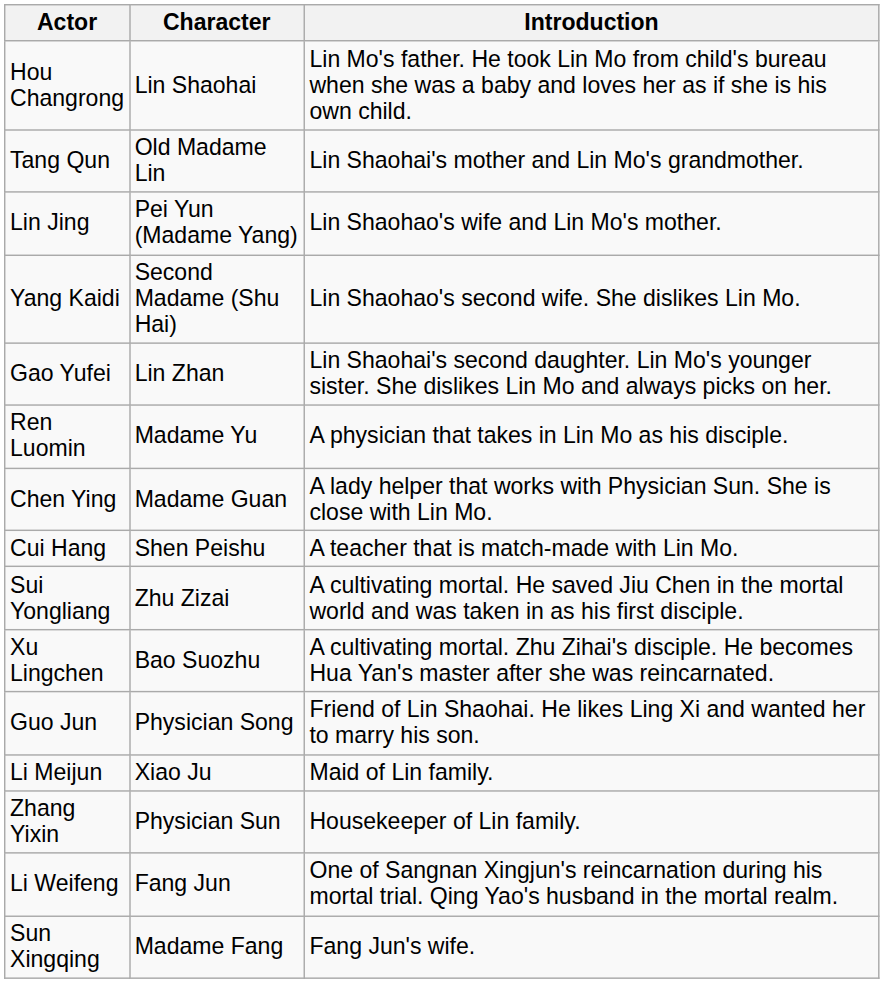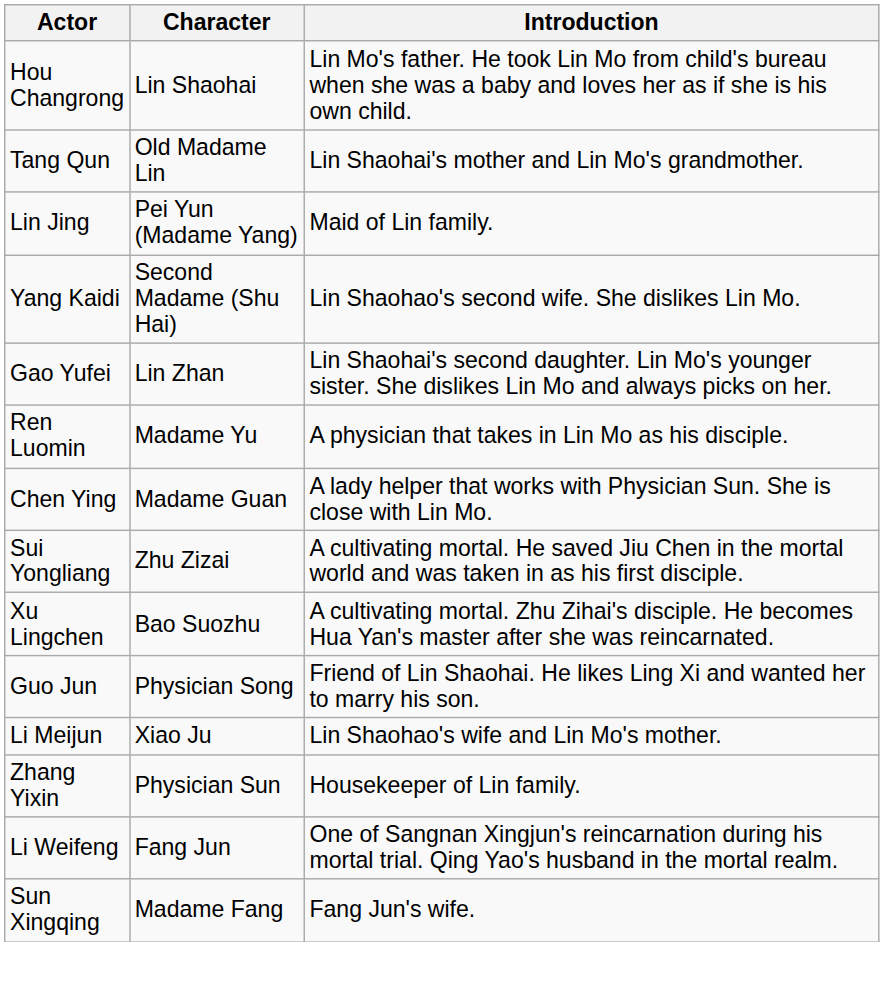(516, 223) Lin Shaohao's wife and Lin Mo's mother. -> (401, 223) Maid of Lin family.
- row: (58, 548)
(401, 772) Maid of Lin family. -> (516, 735) Lin Shaohao's wife and Lin Mo's mother.
